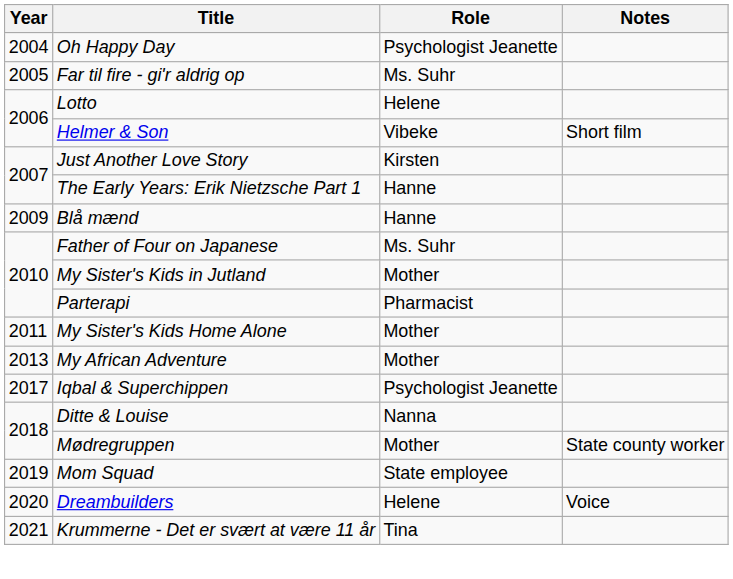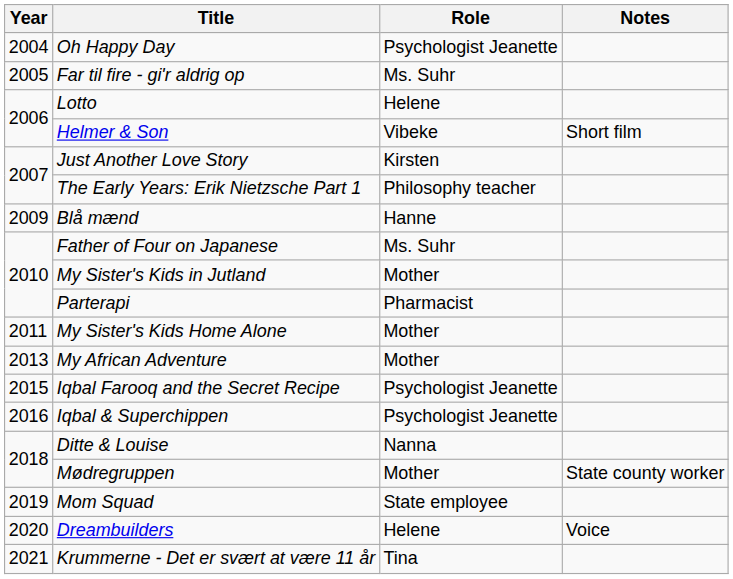(410, 189) Hanne -> (460, 189) Philosophy teacher
+ row: (198, 388)
(29, 388) 2017 -> (29, 416) 2016
